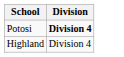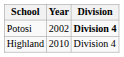+ column: (59, 12)
